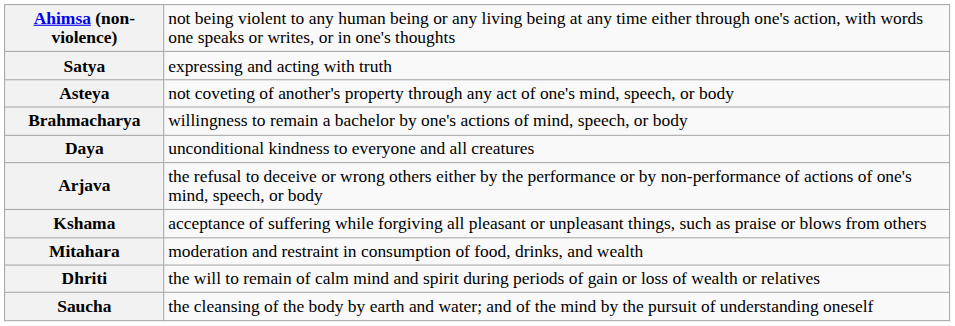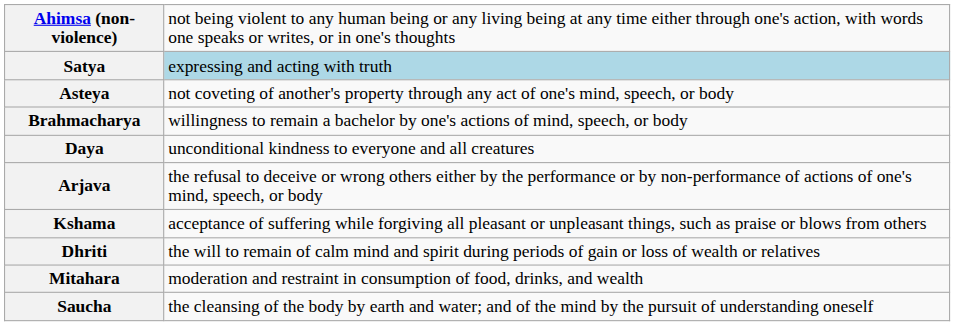(280, 65) no background -> (280, 65) lightblue background
rows swapped: (84, 278) <-> (84, 251)
